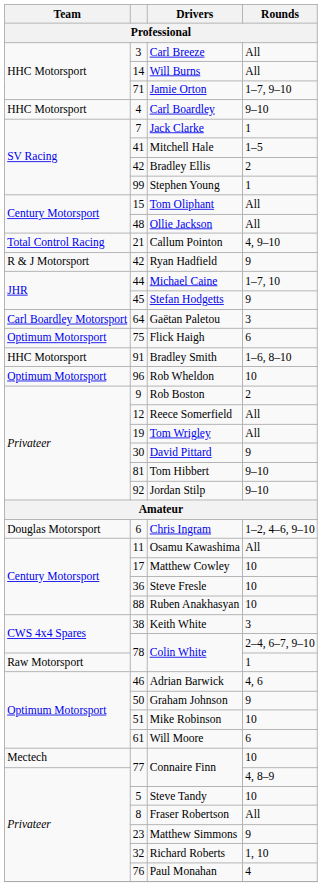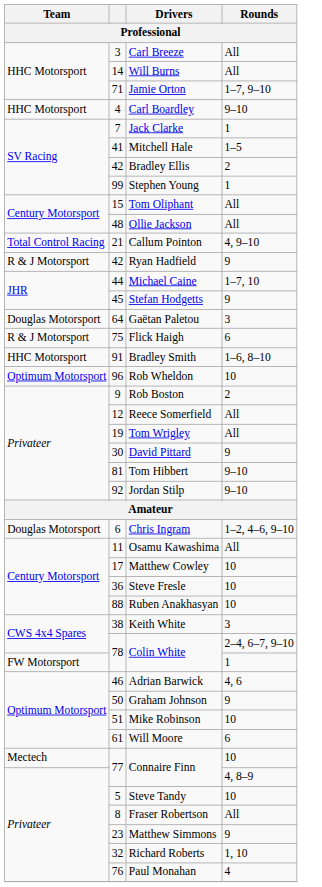(67, 318) Carl Boardley Motorsport -> (54, 318) Douglas Motorsport
(57, 337) Optimum Motorsport -> (48, 337) R & J Motorsport
(45, 662) Raw Motorsport -> (43, 662) FW Motorsport
